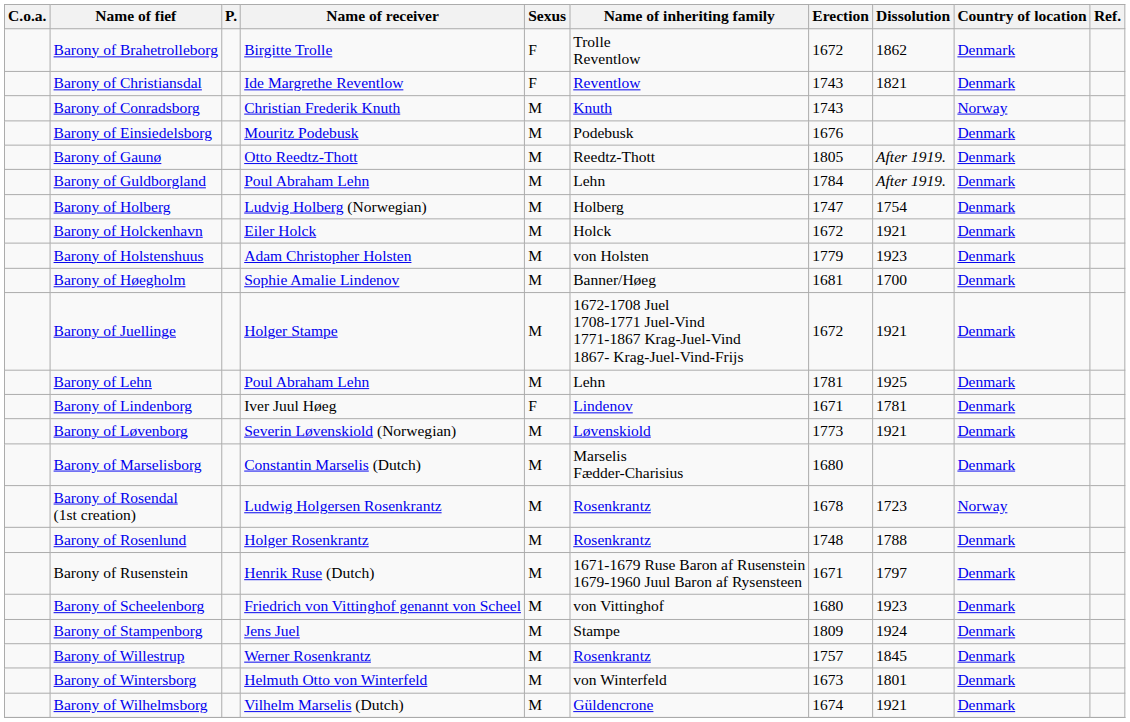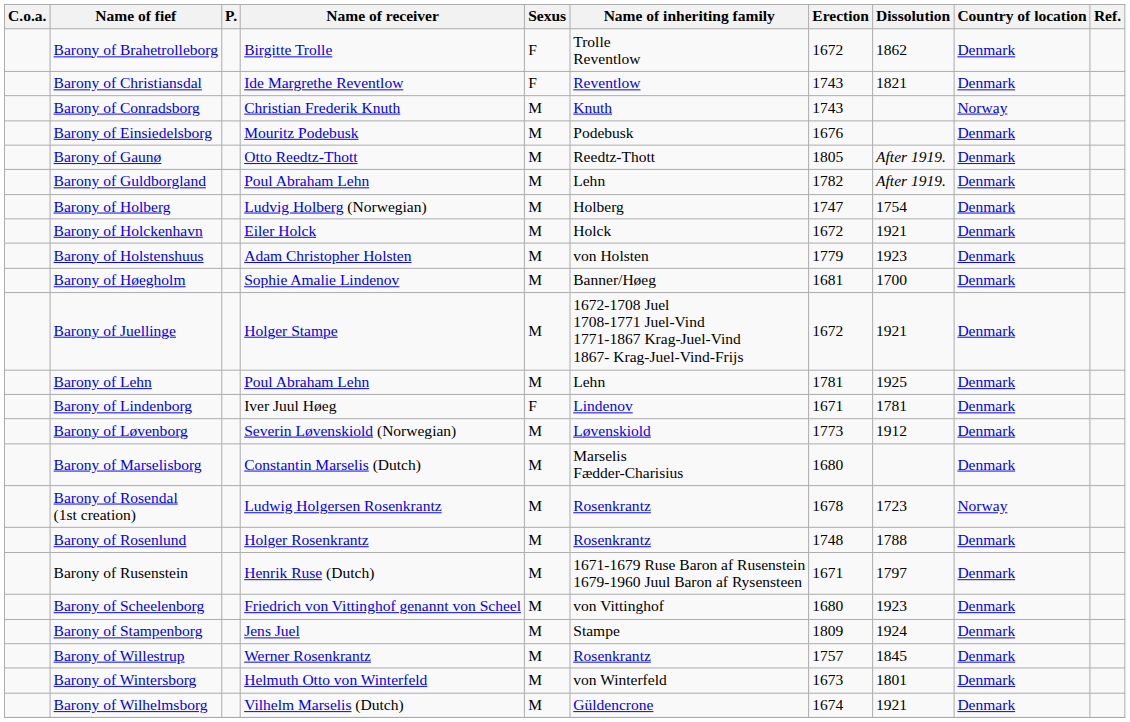(828, 181) 1784 -> (828, 181) 1782
(892, 431) 1921 -> (892, 431) 1912
